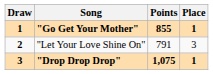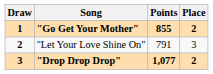(194, 28) 1 -> (194, 28) 2
(164, 61) 1,075 -> (164, 61) 1,077
(194, 61) 1 -> (194, 61) 2
